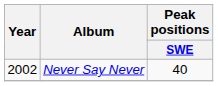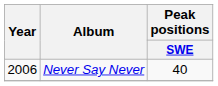(22, 69) 2002 -> (22, 69) 2006
